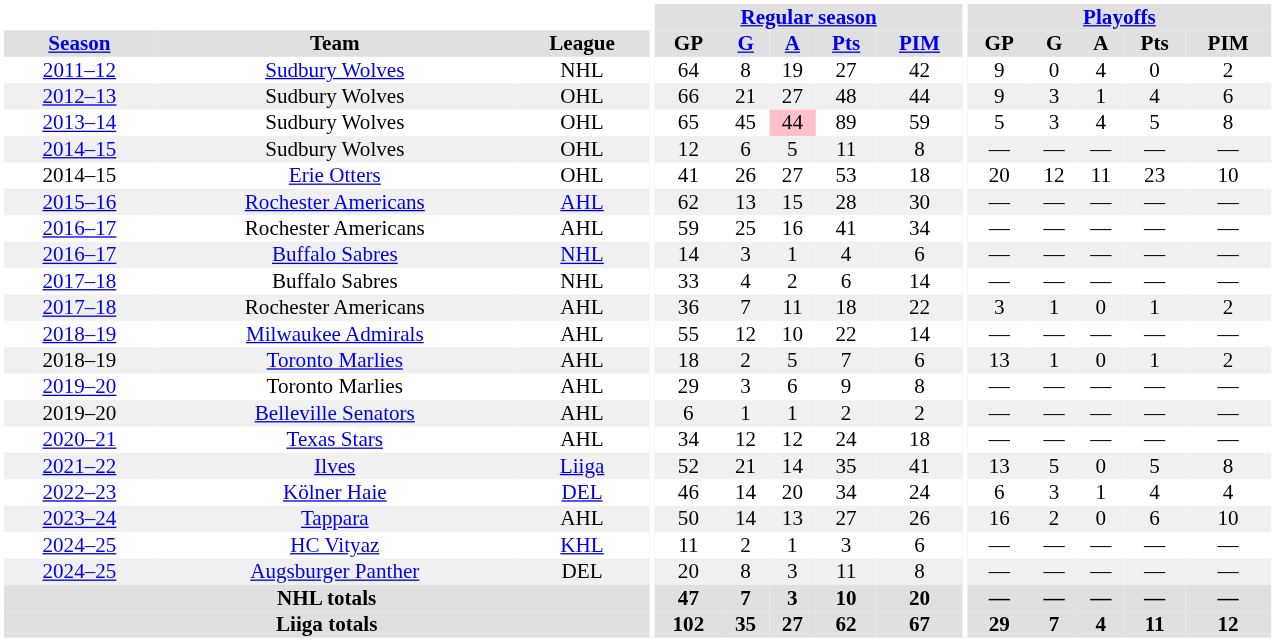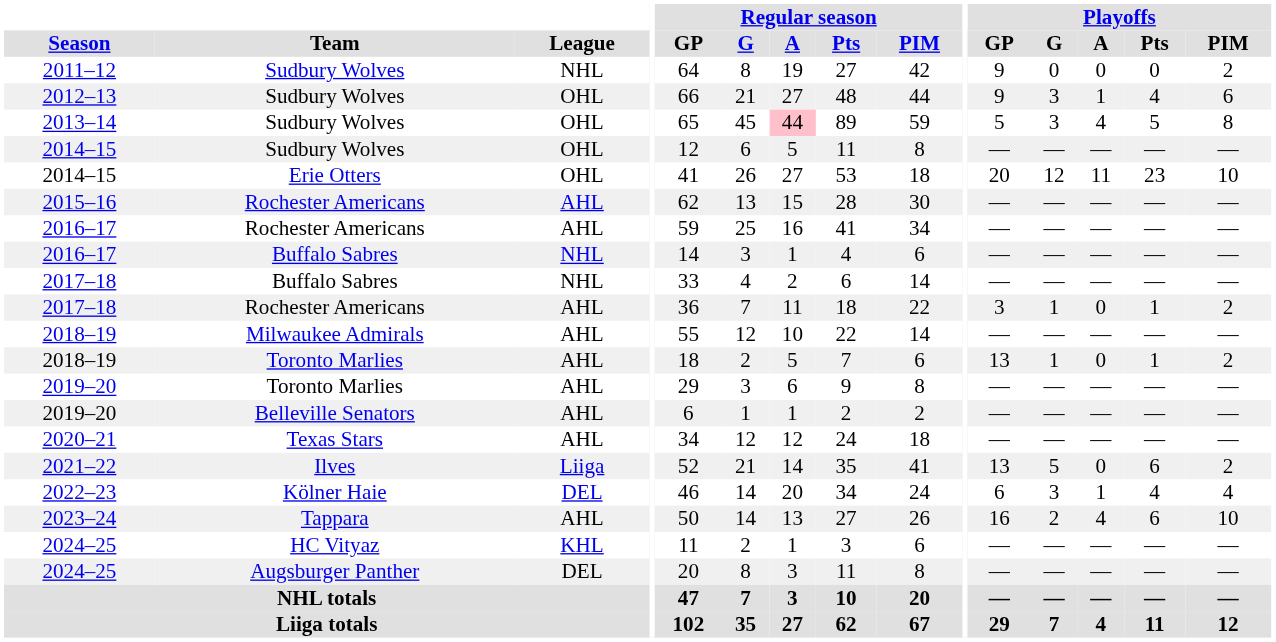(1101, 69) 4 -> (1101, 69) 0
(1155, 465) 5 -> (1155, 465) 6
(1228, 465) 8 -> (1228, 465) 2
(1101, 518) 0 -> (1101, 518) 4
